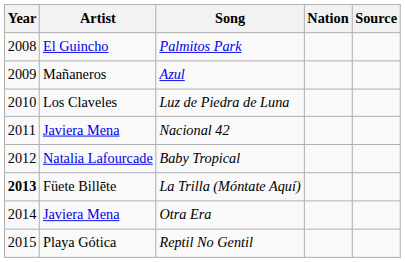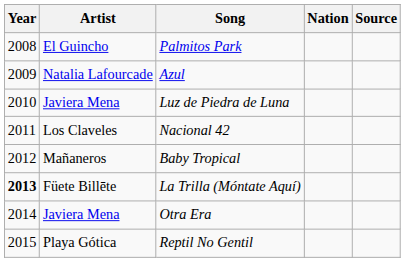(75, 74) Mañaneros -> (98, 74) Natalia Lafourcade
(80, 102) Los Claveles -> (81, 102) Javiera Mena
(81, 130) Javiera Mena -> (80, 130) Los Claveles
(98, 158) Natalia Lafourcade -> (75, 158) Mañaneros
